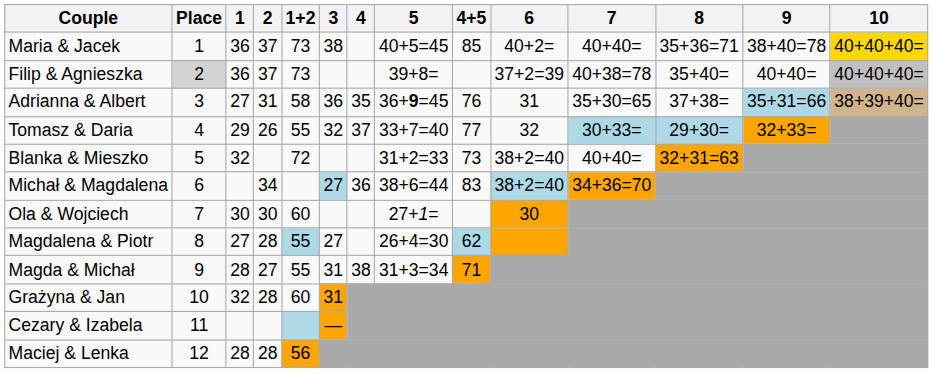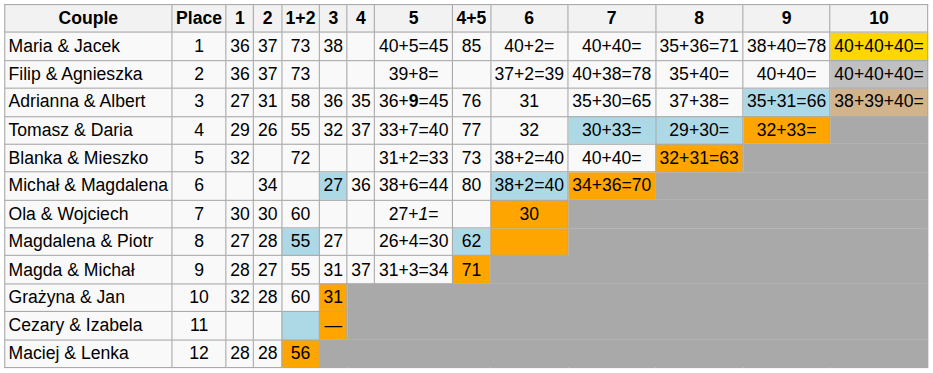(199, 74) lightgrey background -> (199, 74) no background
(471, 185) 83 -> (471, 185) 80
(361, 269) 38 -> (361, 269) 37
